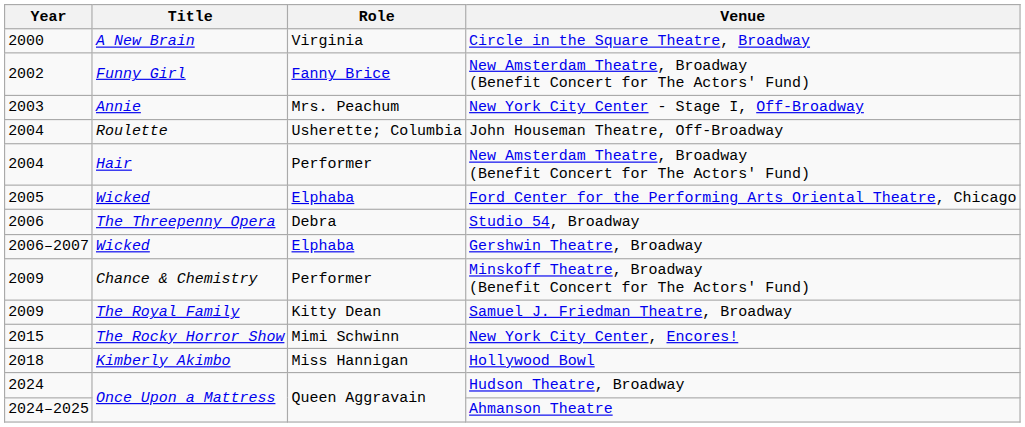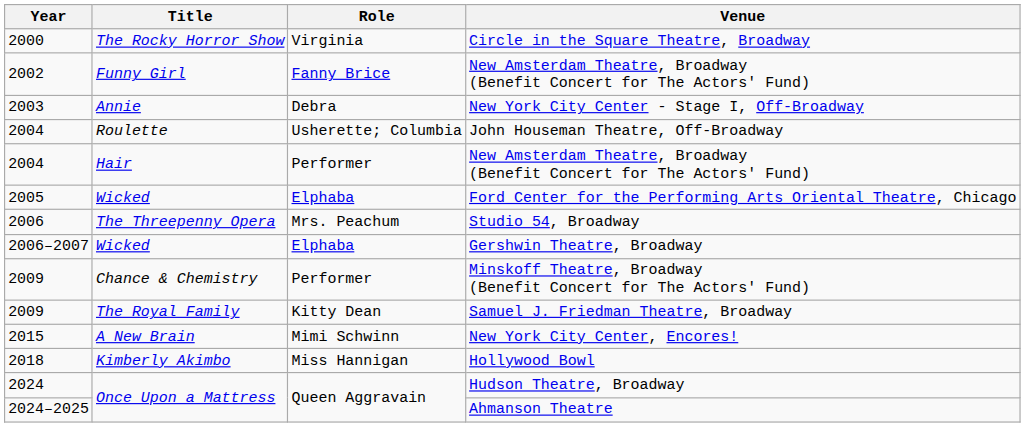(145, 41) A New Brain -> (190, 41) The Rocky Horror Show
(345, 107) Mrs. Peachum -> (314, 107) Debra
(314, 222) Debra -> (345, 222) Mrs. Peachum
(190, 337) The Rocky Horror Show -> (145, 337) A New Brain
